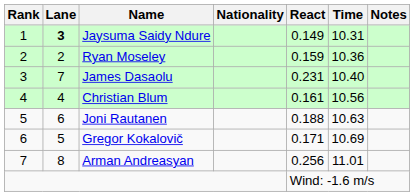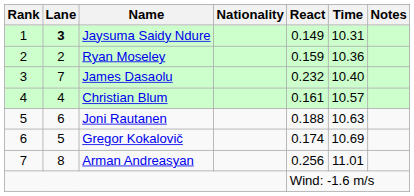(308, 77) 0.231 -> (308, 77) 0.232
(348, 98) 10.56 -> (348, 98) 10.57
(308, 139) 0.171 -> (308, 139) 0.174
